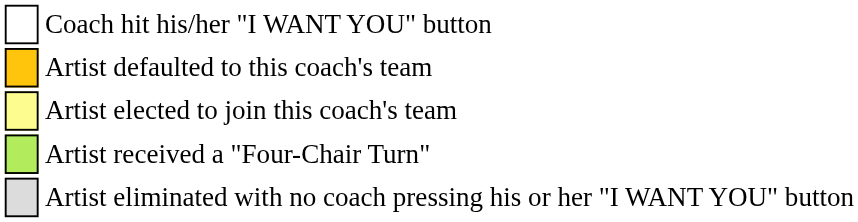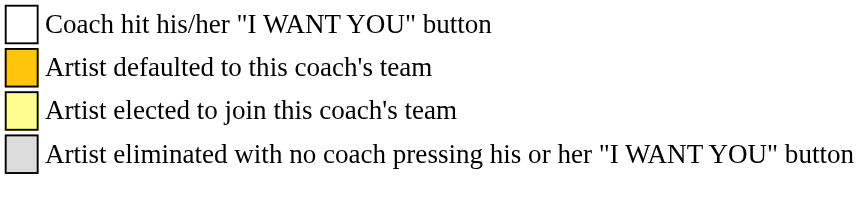- row: (238, 153)
